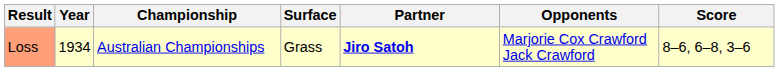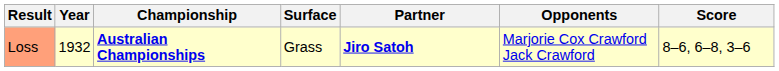(74, 46) 1934 -> (74, 46) 1932
(181, 46) normal -> (151, 46) bold
